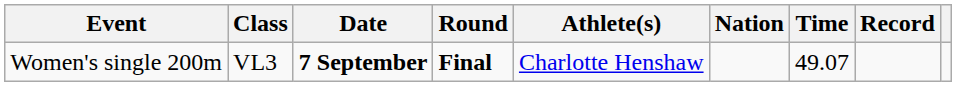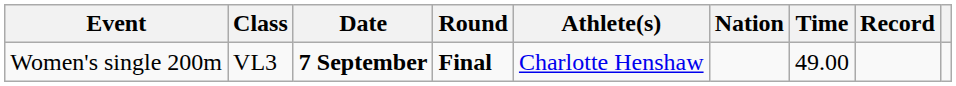(822, 61) 49.07 -> (822, 61) 49.00
